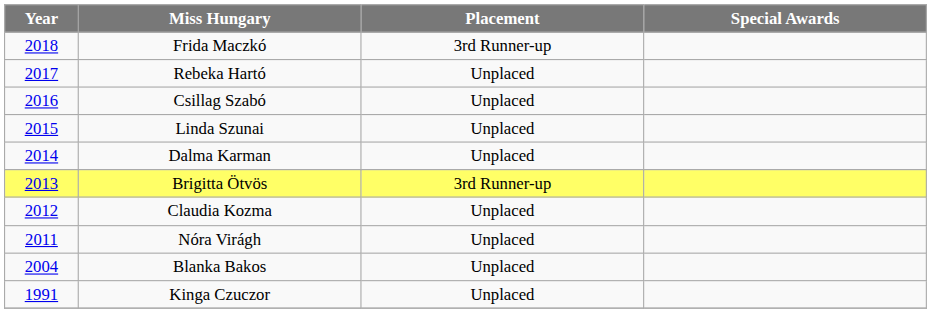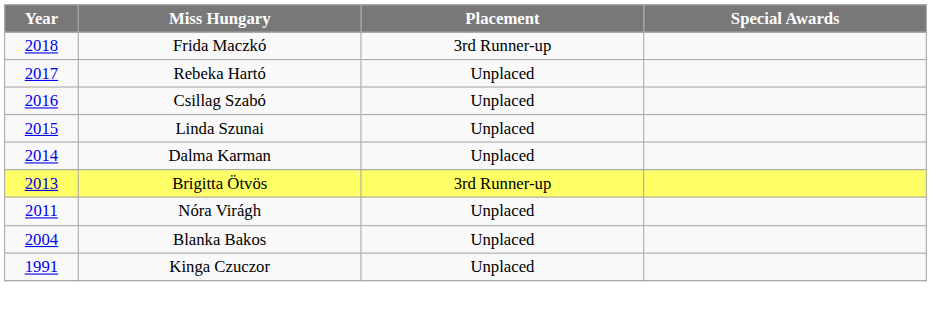- row: (220, 211)
